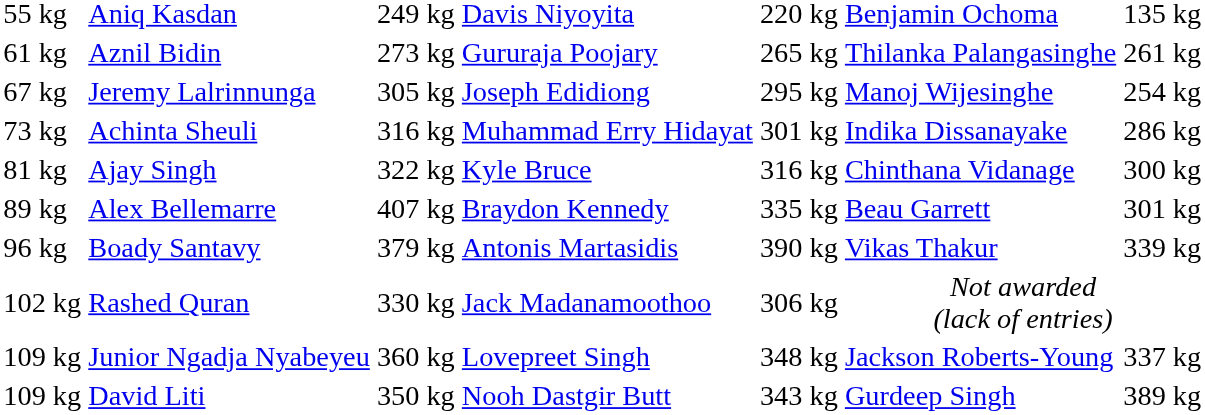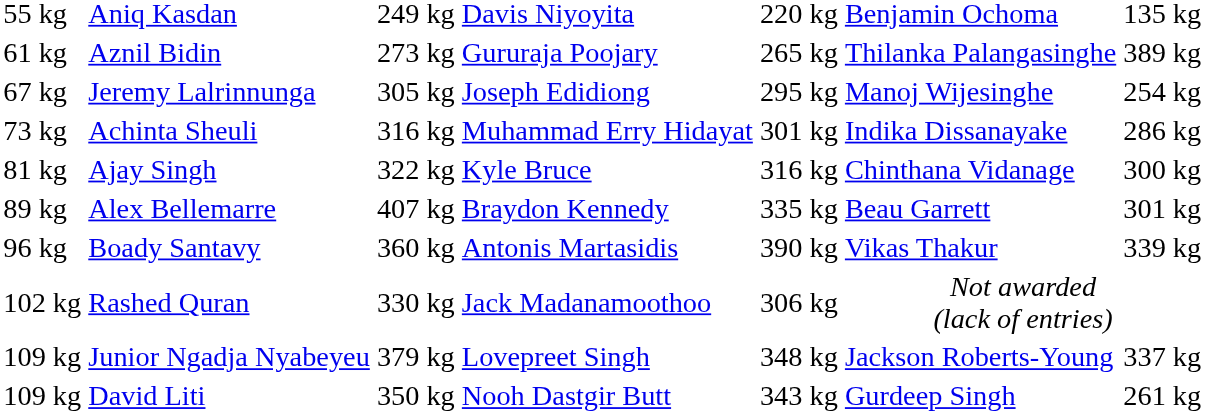(1162, 52) 261 kg -> (1162, 52) 389 kg
(416, 247) 379 kg -> (416, 247) 360 kg
(416, 357) 360 kg -> (416, 357) 379 kg
(1162, 396) 389 kg -> (1162, 396) 261 kg
